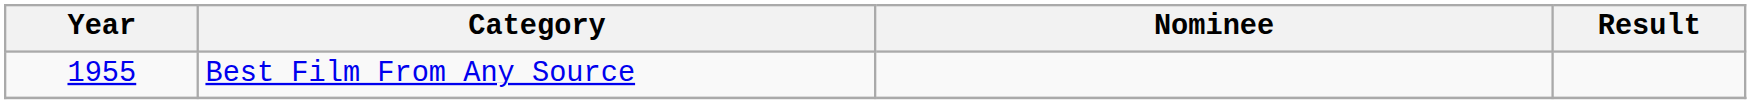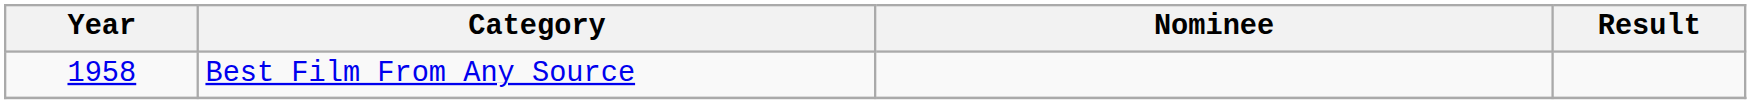(102, 75) 1955 -> (102, 75) 1958
